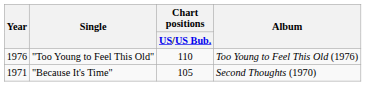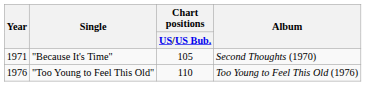rows swapped: (72, 72) <-> (93, 56)
